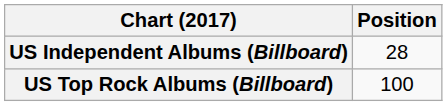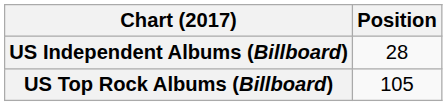(397, 84) 100 -> (397, 84) 105
